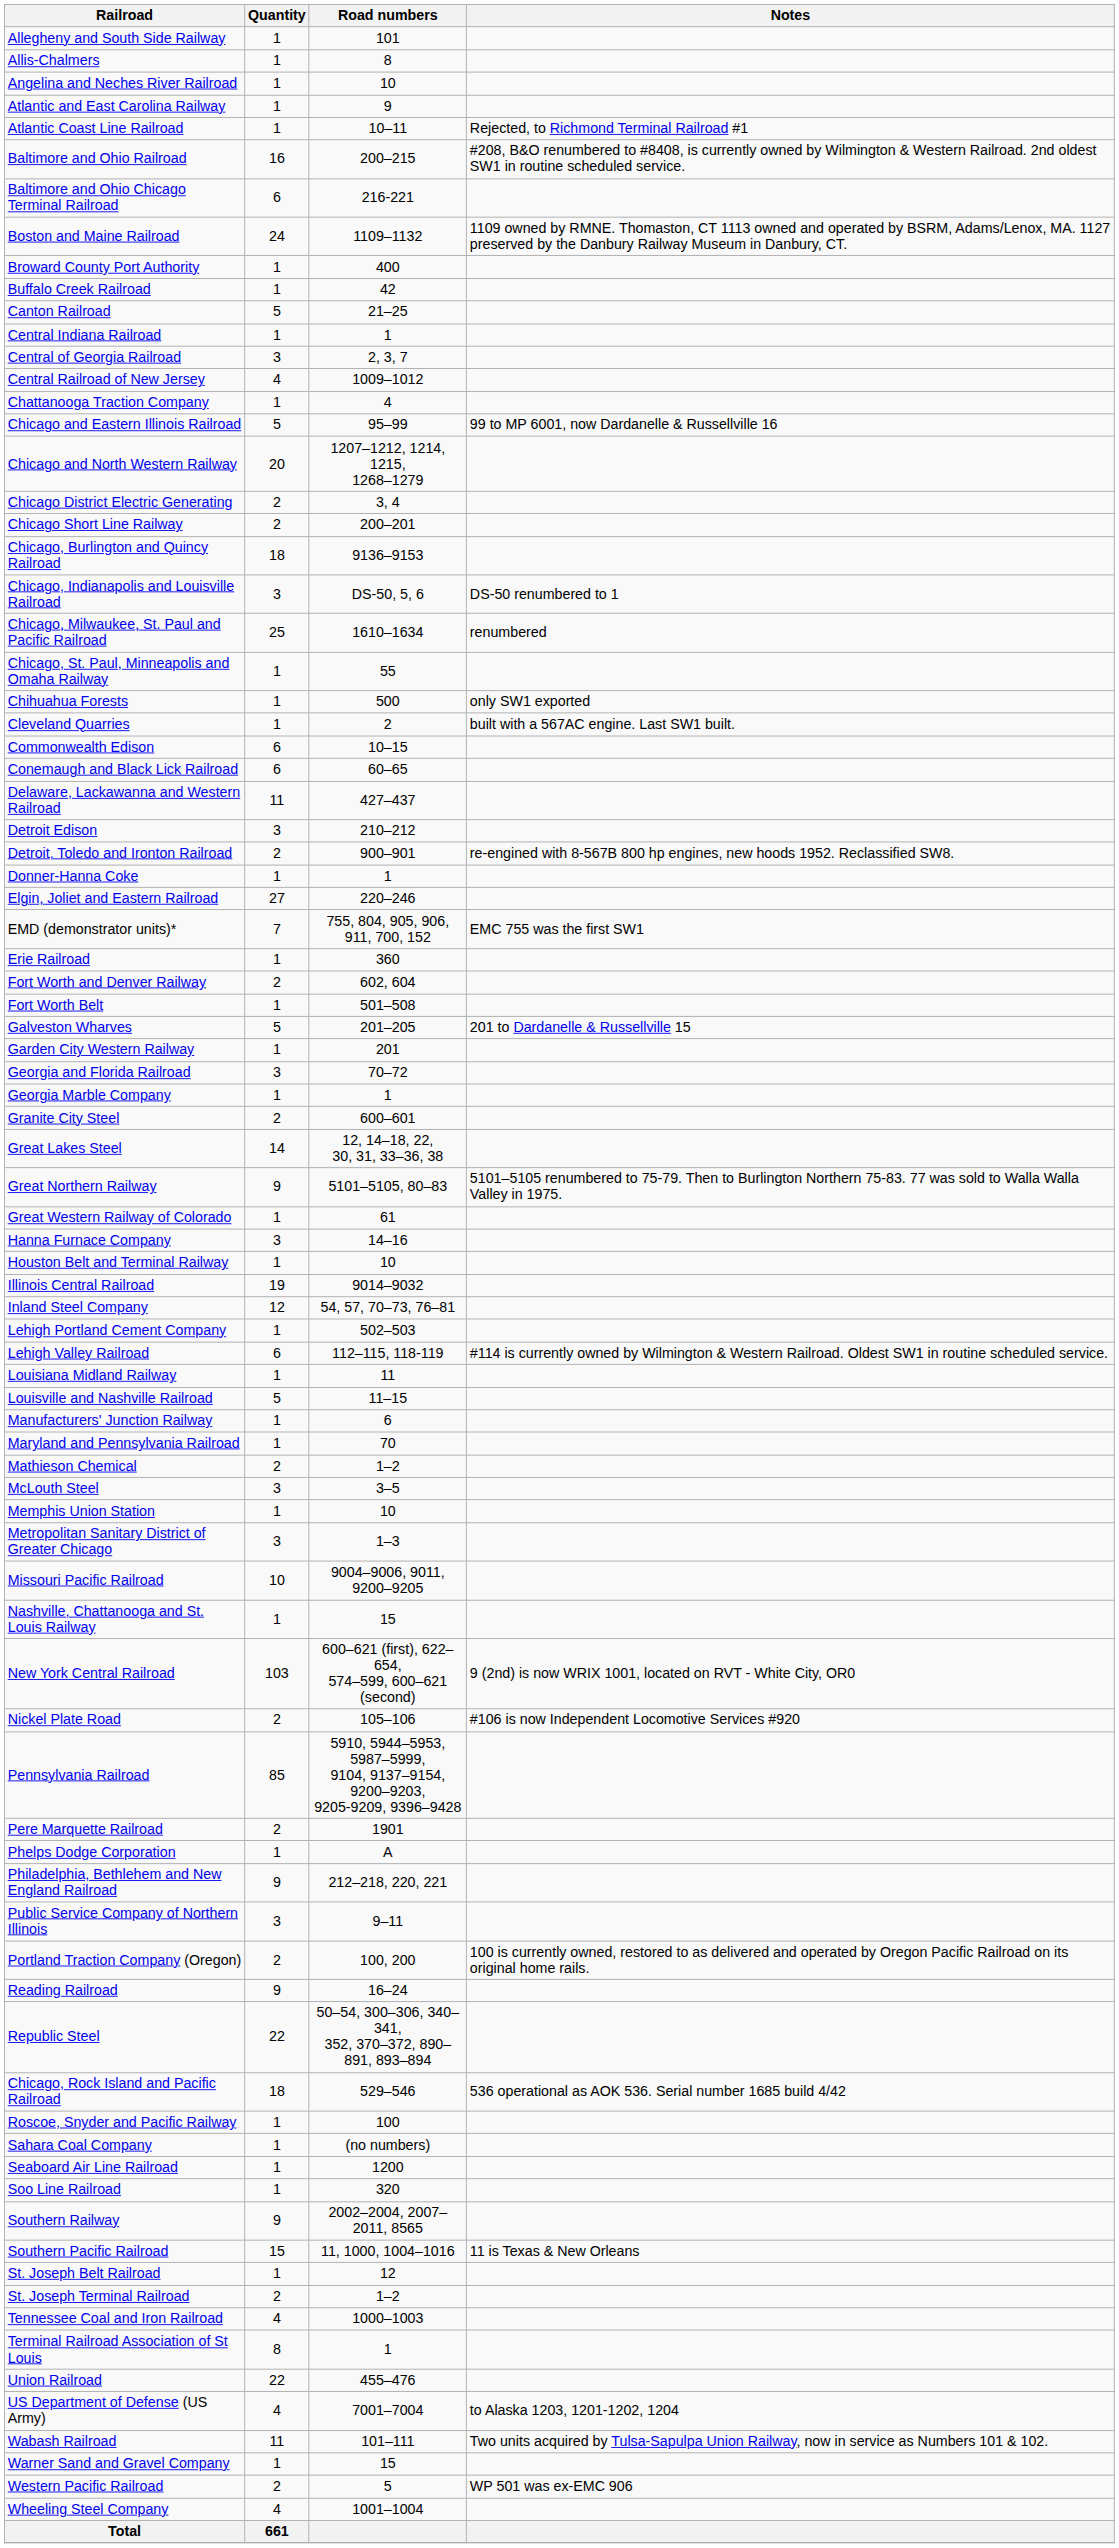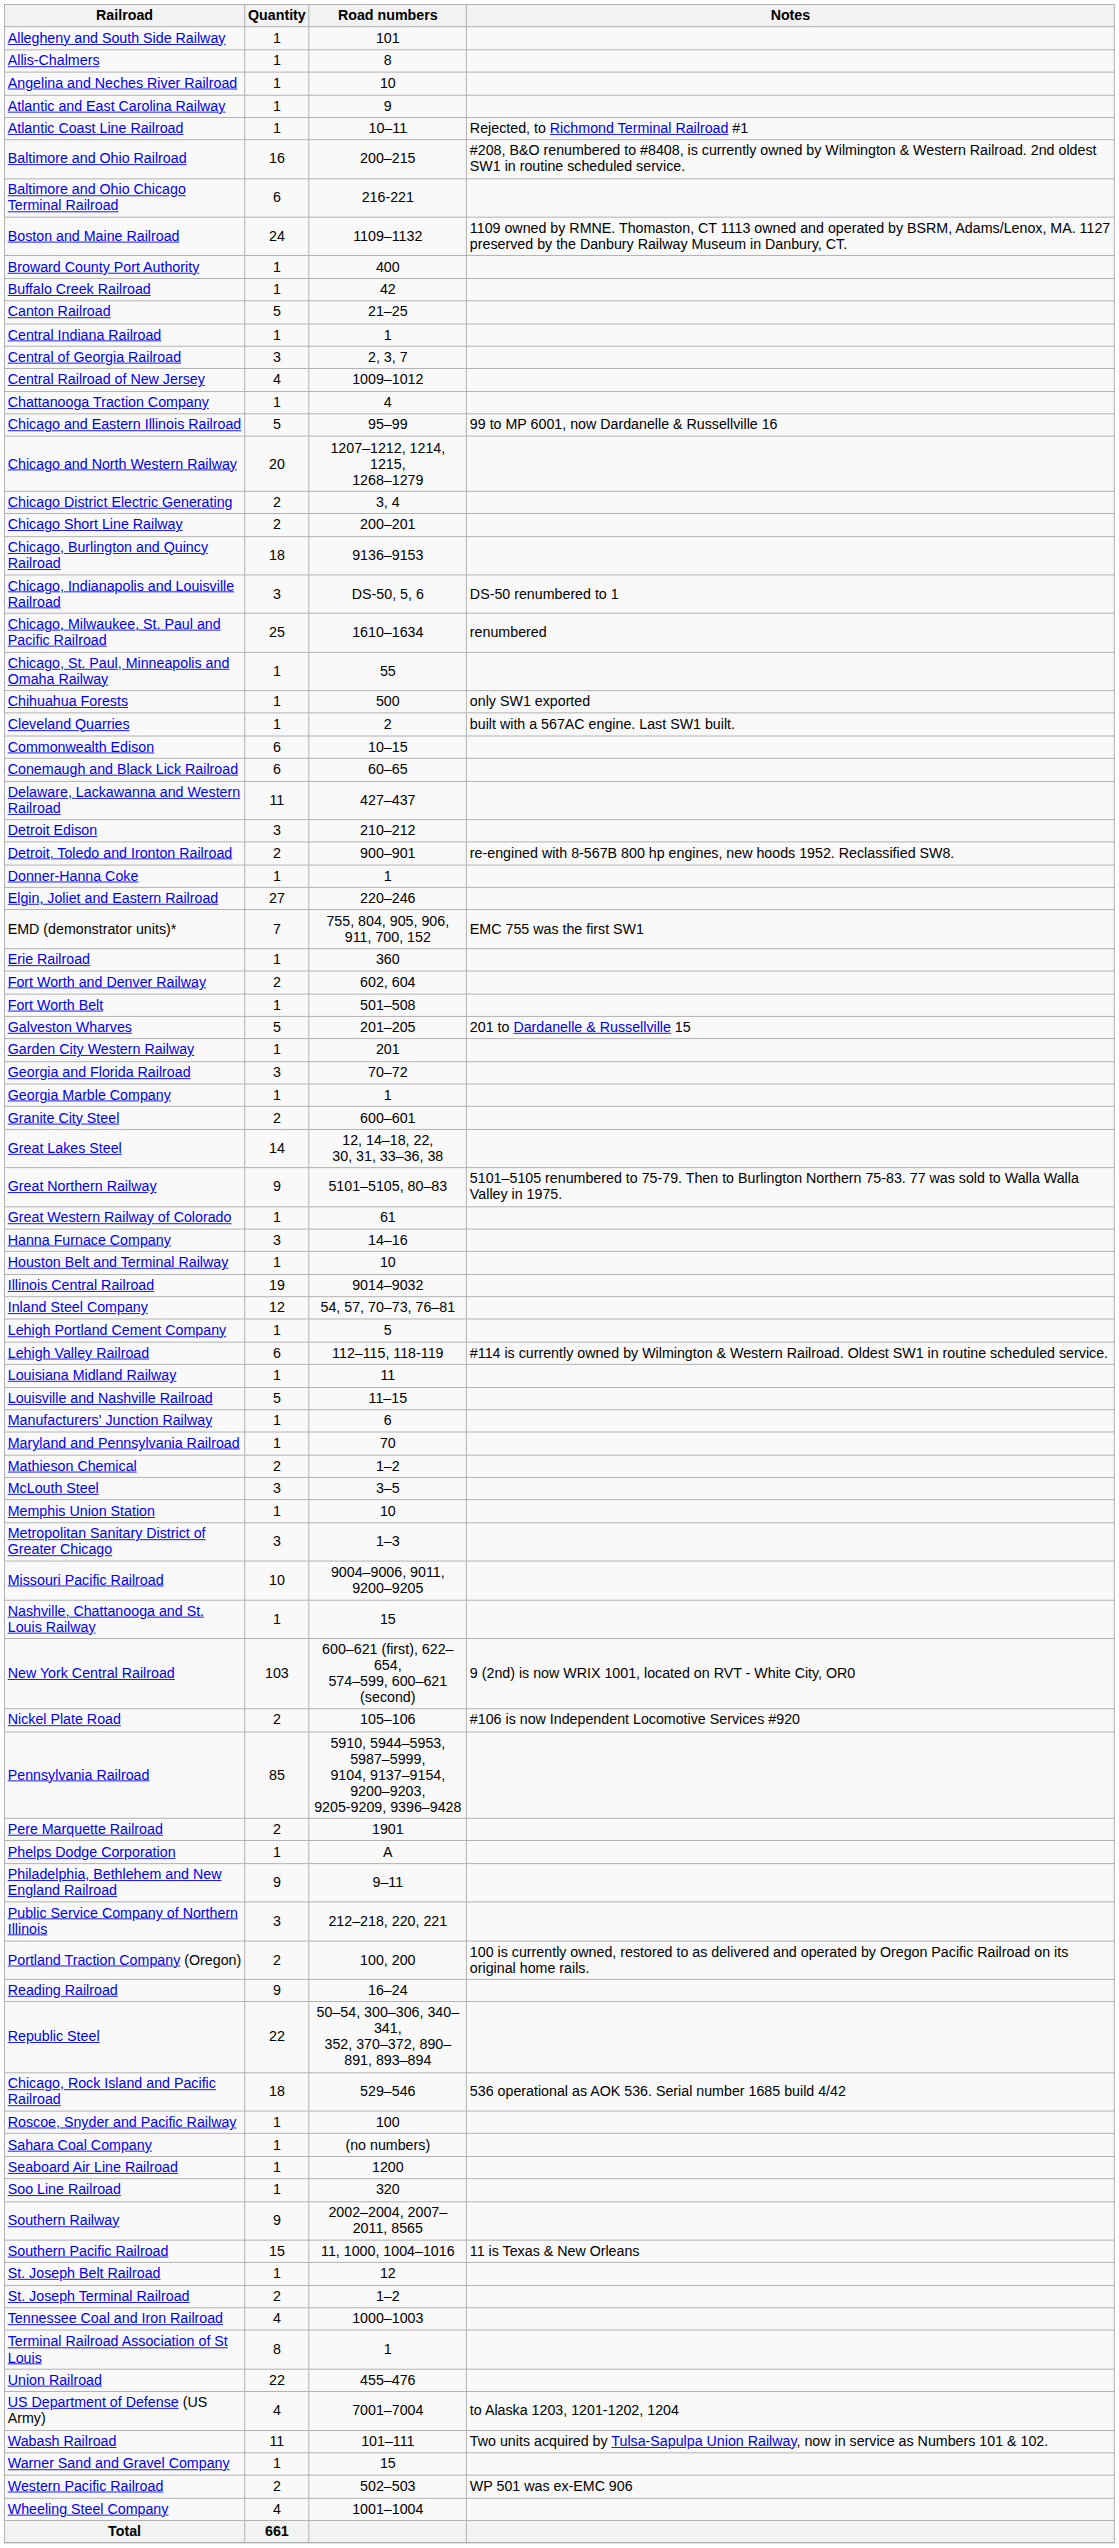(388, 1330) 502–503 -> (388, 1330) 5
(388, 1882) 212–218, 220, 221 -> (388, 1882) 9–11
(388, 1921) 9–11 -> (388, 1921) 212–218, 220, 221
(388, 2486) 5 -> (388, 2486) 502–503
